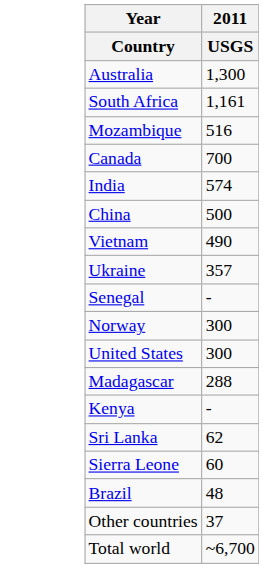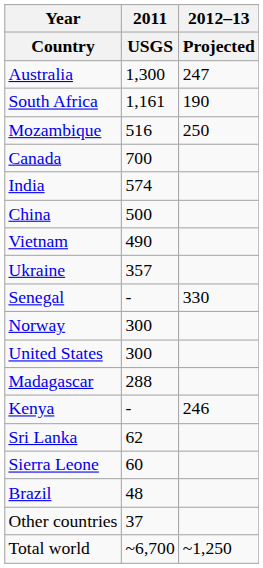+ column: (219, 46)
